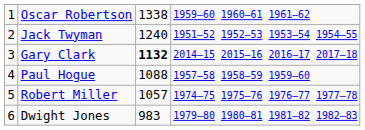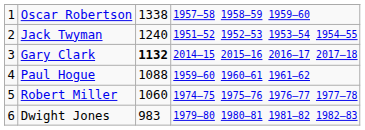(242, 15) 1959–60 1960–61 1961–62 -> (242, 15) 1957–58 1958–59 1959–60
(242, 75) 1957–58 1958–59 1959–60 -> (242, 75) 1959–60 1960–61 1961–62
(153, 95) 1057 -> (153, 95) 1060
